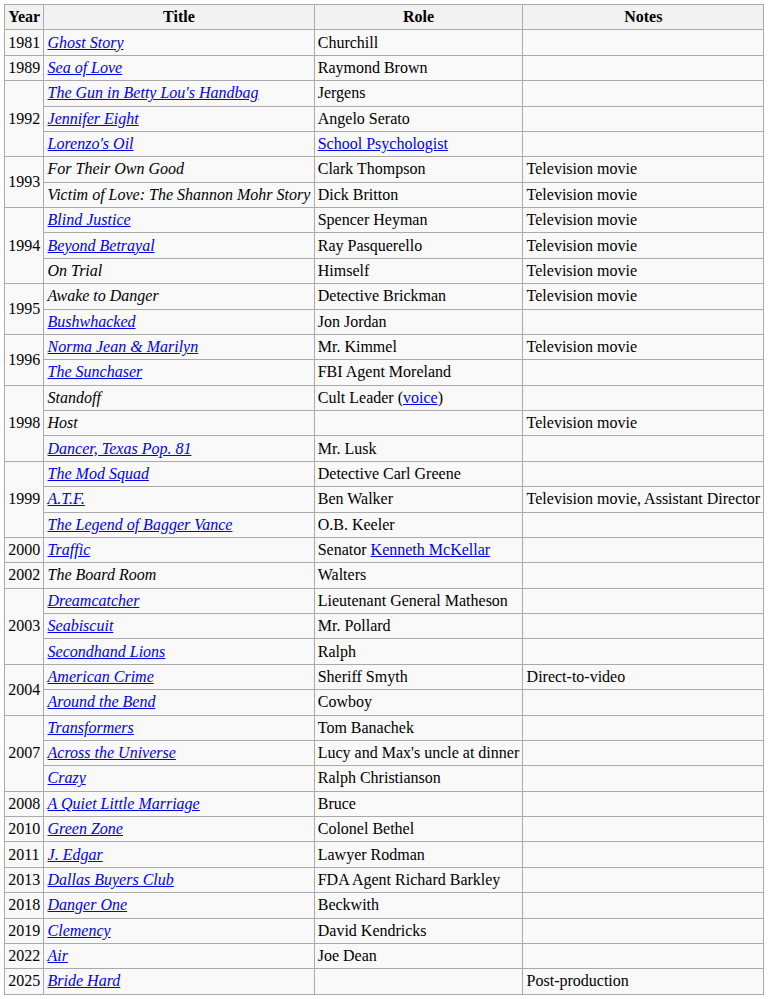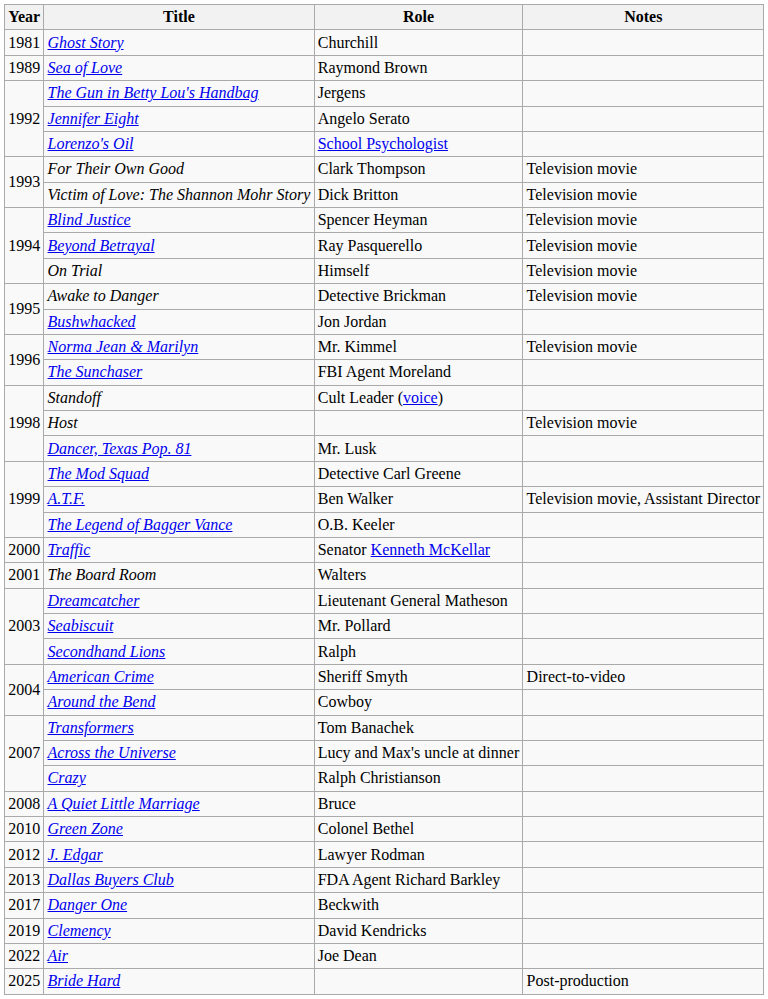(24, 575) 2002 -> (24, 575) 2001
(24, 854) 2011 -> (24, 854) 2012
(24, 905) 2018 -> (24, 905) 2017
